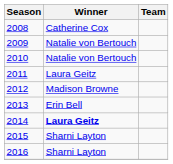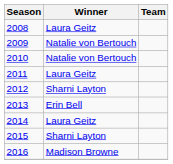(77, 27) Catherine Cox -> (71, 27) Laura Geitz
(82, 89) Madison Browne -> (76, 89) Sharni Layton
(72, 120) bold -> (71, 120) normal
(76, 151) Sharni Layton -> (82, 151) Madison Browne
